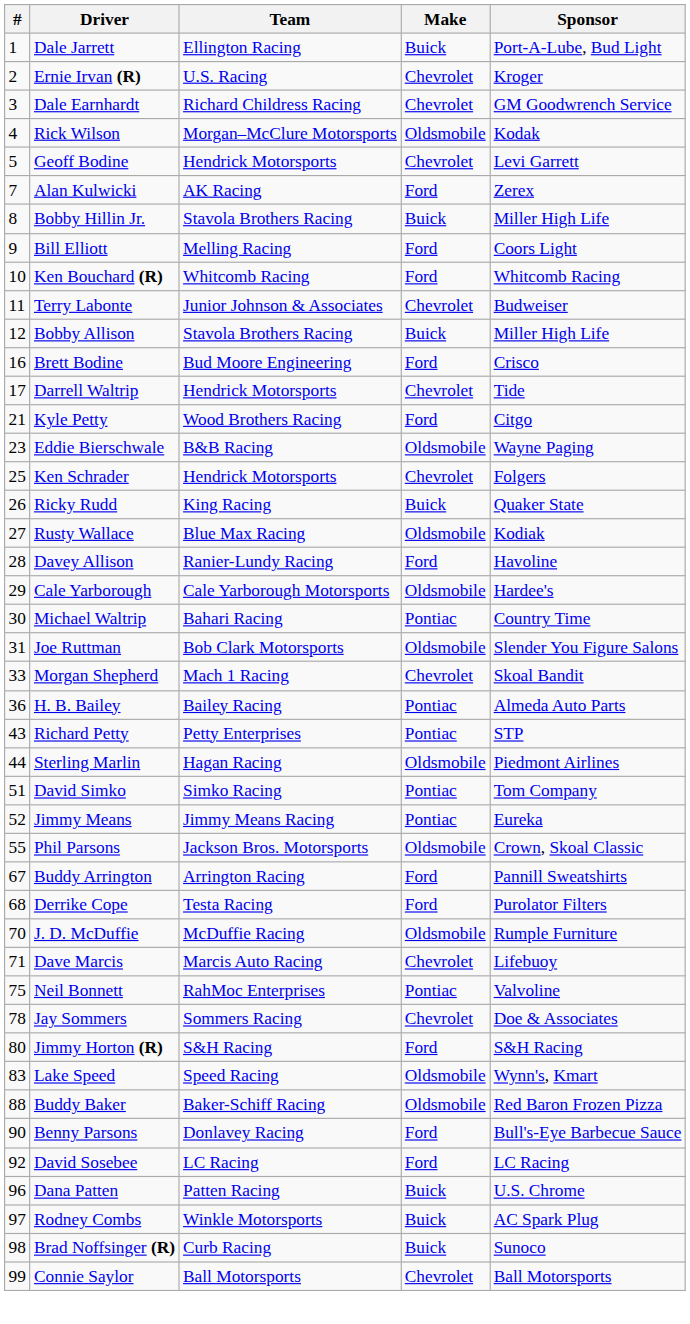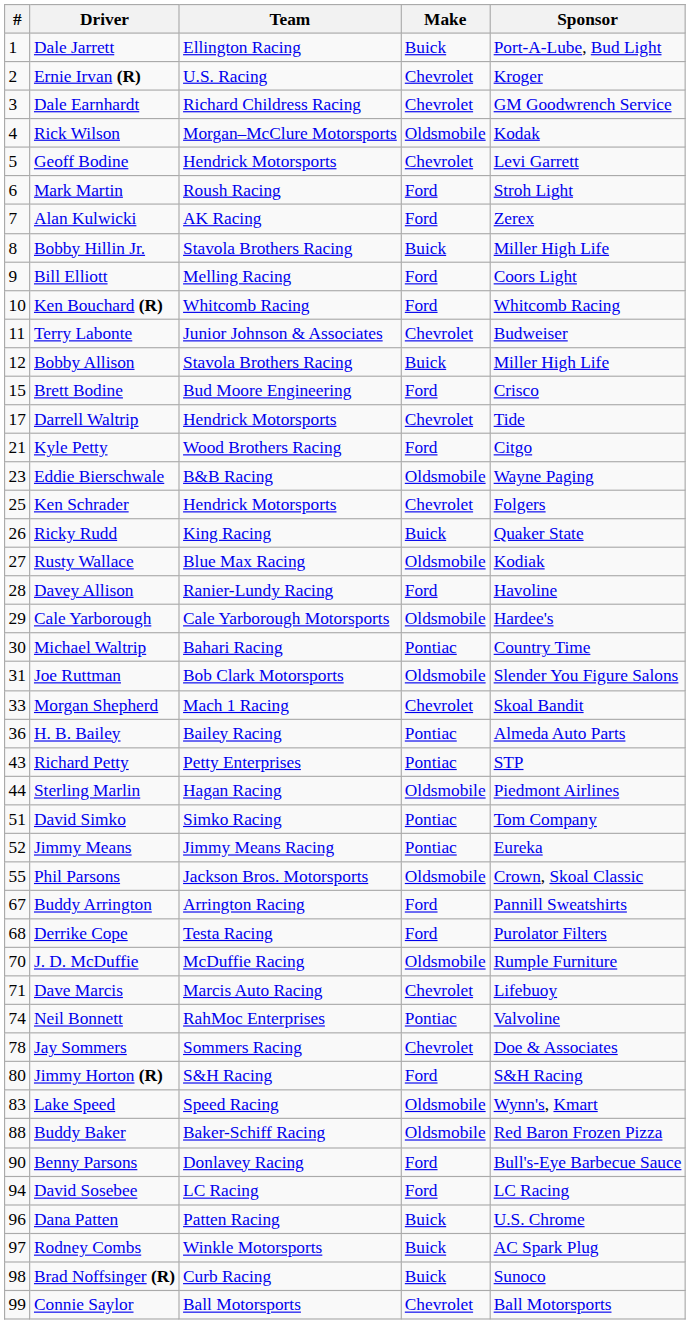+ row: (78, 190)
(17, 361) 16 -> (17, 390) 15
(17, 990) 75 -> (17, 1018) 74
(17, 1161) 92 -> (17, 1190) 94
